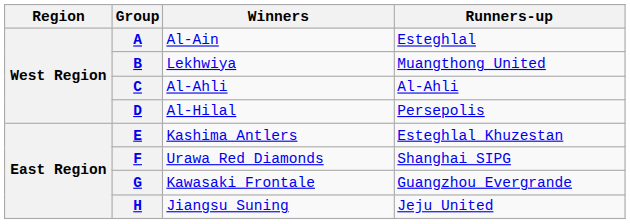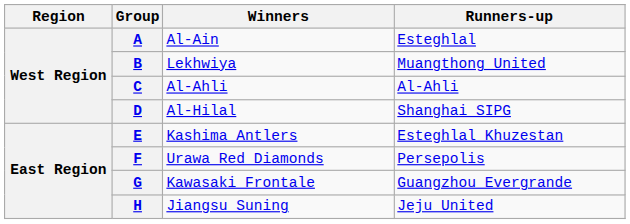(441, 111) Persepolis -> (454, 111) Shanghai SIPG
(454, 159) Shanghai SIPG -> (441, 159) Persepolis
